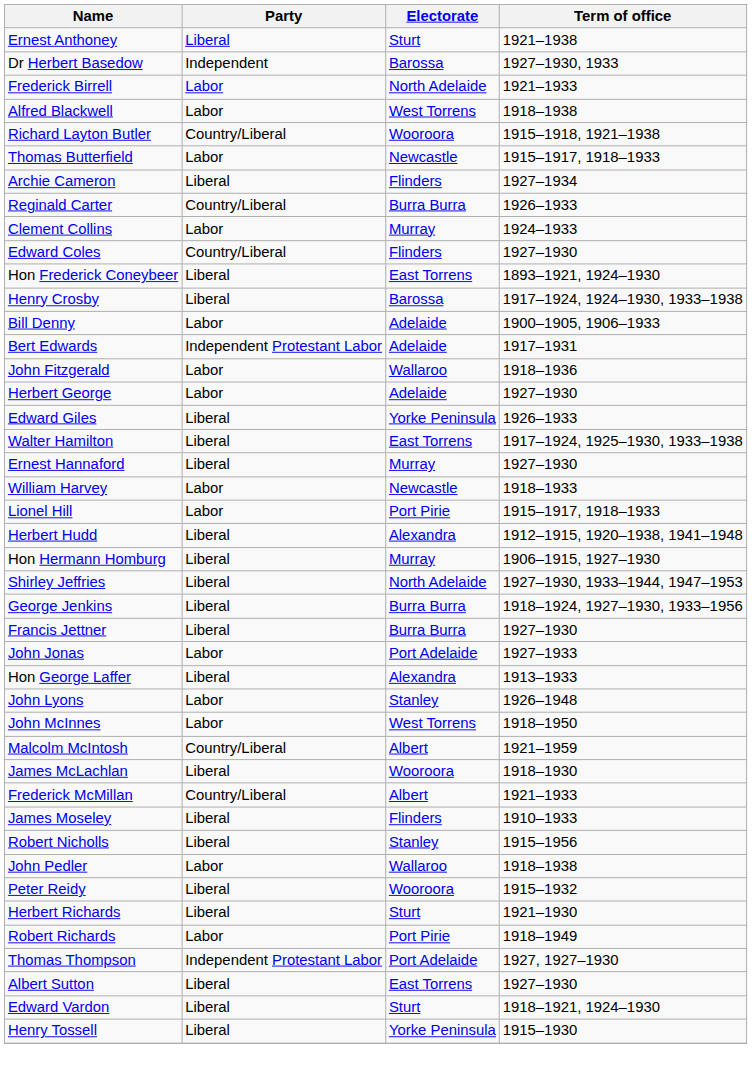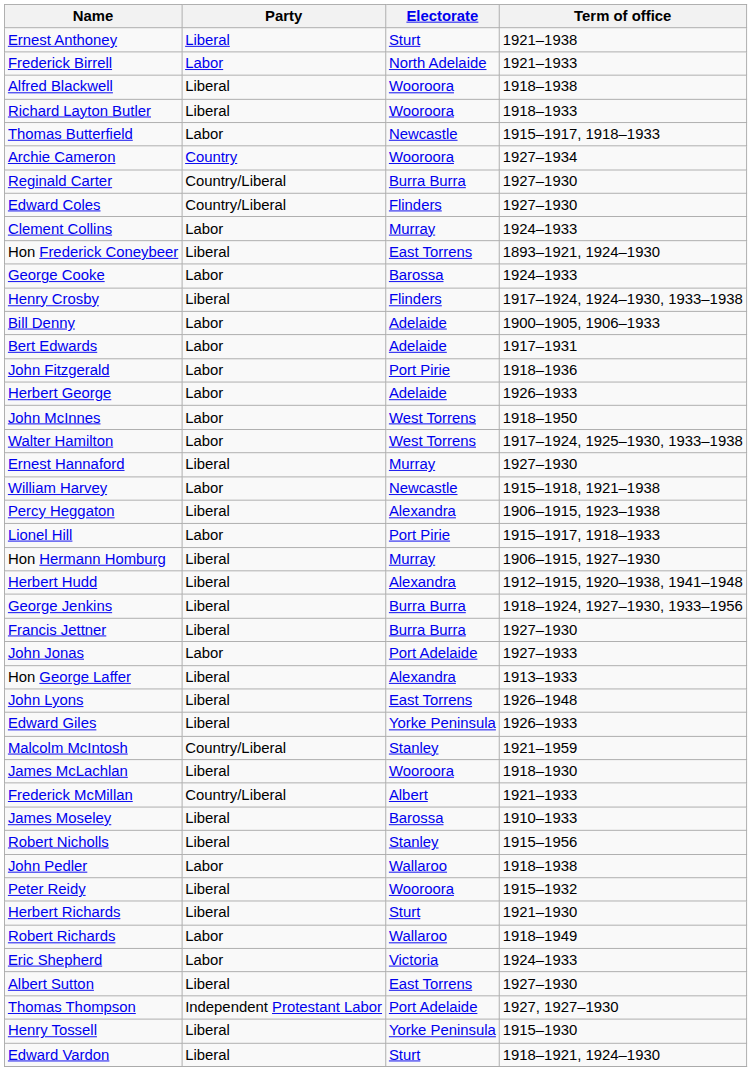- row: (75, 63)
(204, 110) Labor -> (207, 87) Liberal
(432, 110) West Torrens -> (421, 87) Wooroora
(236, 134) Country/Liberal -> (207, 110) Liberal
(581, 134) 1915–1918, 1921–1938 -> (540, 110) 1918–1933
(207, 181) Liberal -> (211, 157) Country
(415, 181) Flinders -> (421, 157) Wooroora
(540, 205) 1926–1933 -> (540, 181) 1927–1930
rows swapped: (54, 252) <-> (60, 228)
+ row: (56, 275)
(416, 299) Barossa -> (415, 299) Flinders
(284, 346) Independent Protestant Labor -> (204, 346) Labor
(418, 370) Wallaroo -> (419, 370) Port Pirie
(540, 393) 1927–1930 -> (540, 393) 1926–1933
rows swapped: (52, 417) <-> (54, 724)
(207, 441) Liberal -> (204, 441) Labor
(431, 441) East Torrens -> (432, 441) West Torrens
(540, 488) 1918–1933 -> (581, 488) 1915–1918, 1921–1938
+ row: (61, 511)
rows swapped: (87, 559) <-> (53, 535)
- row: (57, 582)
(204, 700) Labor -> (207, 700) Liberal
(414, 700) Stanley -> (431, 700) East Torrens
(408, 747) Albert -> (414, 747) Stanley
(415, 818) Flinders -> (416, 818) Barossa
(419, 936) Port Pirie -> (418, 936) Wallaroo
+ row: (55, 960)
rows swapped: (51, 983) <-> (72, 960)
rows swapped: (52, 1031) <-> (59, 1007)
